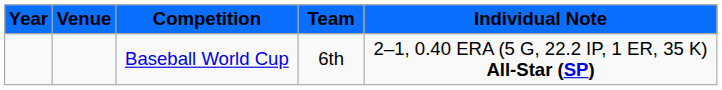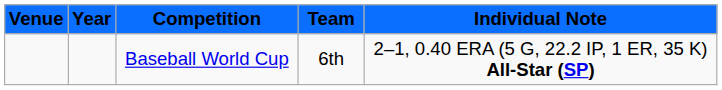columns swapped: (28, 19) <-> (84, 19)
